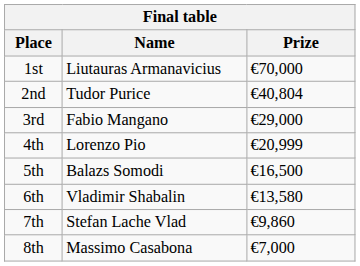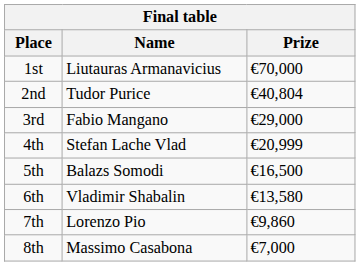(106, 145) Lorenzo Pio -> (126, 145) Stefan Lache Vlad
(126, 222) Stefan Lache Vlad -> (106, 222) Lorenzo Pio
